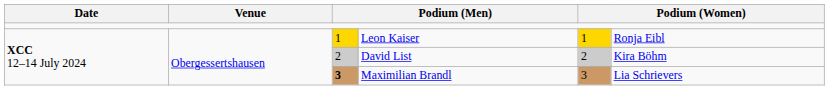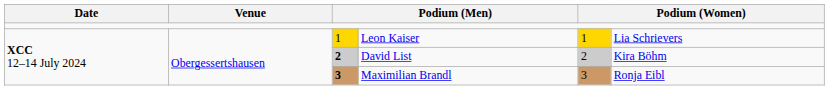(639, 38) Ronja Eibl -> (648, 38) Lia Schrievers
(338, 56) normal -> (338, 56) bold
(648, 75) Lia Schrievers -> (639, 75) Ronja Eibl
